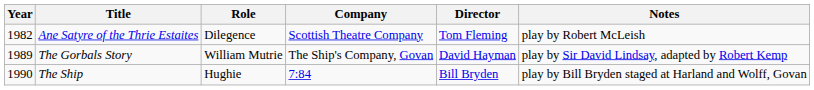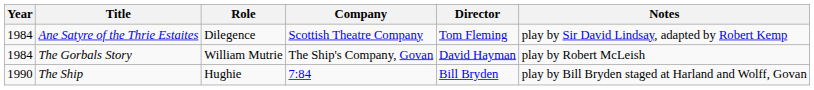(20, 34) 1982 -> (20, 34) 1984
(583, 34) play by Robert McLeish -> (655, 34) play by Sir David Lindsay, adapted by Robert Kemp
(20, 54) 1989 -> (20, 54) 1984
(655, 54) play by Sir David Lindsay, adapted by Robert Kemp -> (583, 54) play by Robert McLeish
